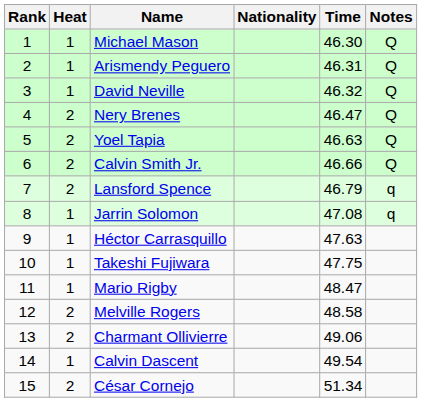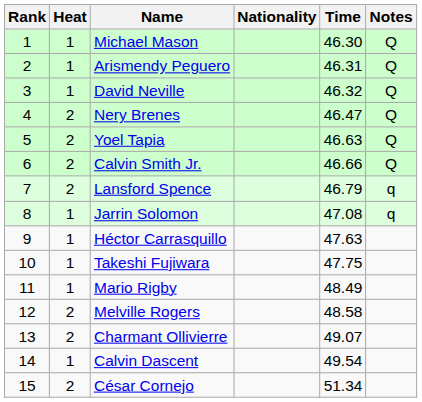(343, 287) 48.47 -> (343, 287) 48.49
(343, 336) 49.06 -> (343, 336) 49.07
